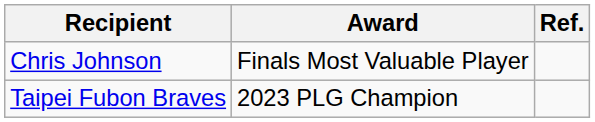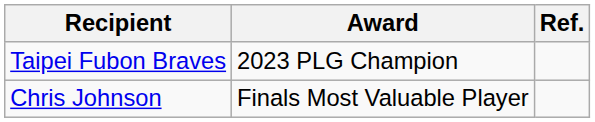rows swapped: (118, 98) <-> (86, 60)
